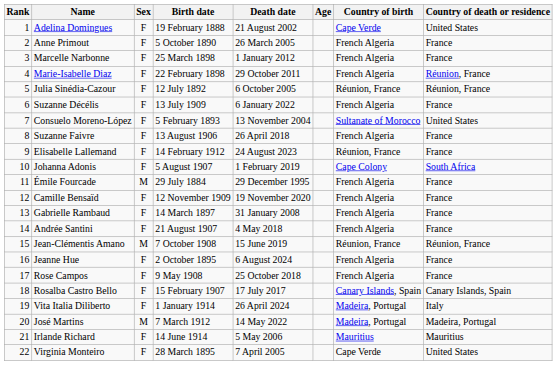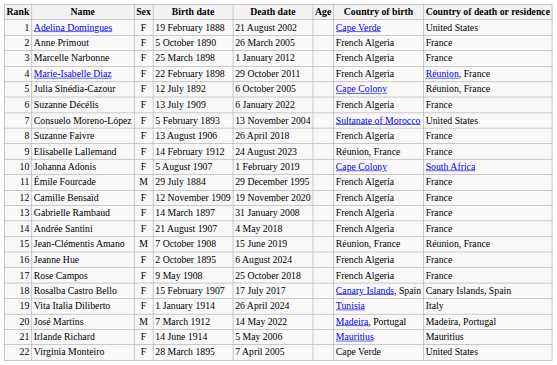(368, 89) Réunion, France -> (361, 89) Cape Colony
(371, 306) Madeira, Portugal -> (350, 306) Tunisia
